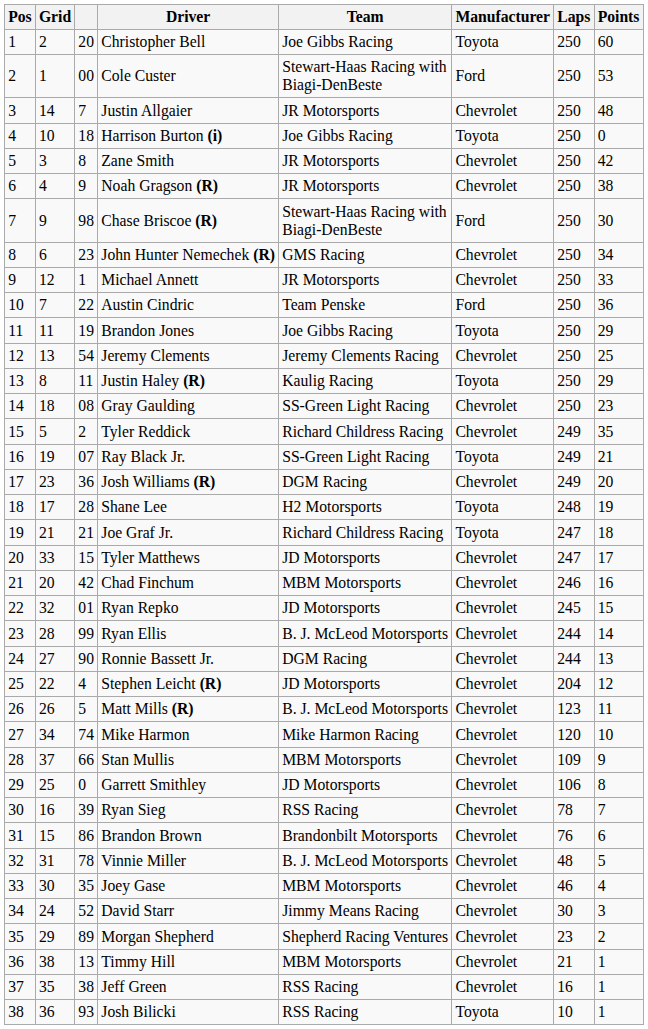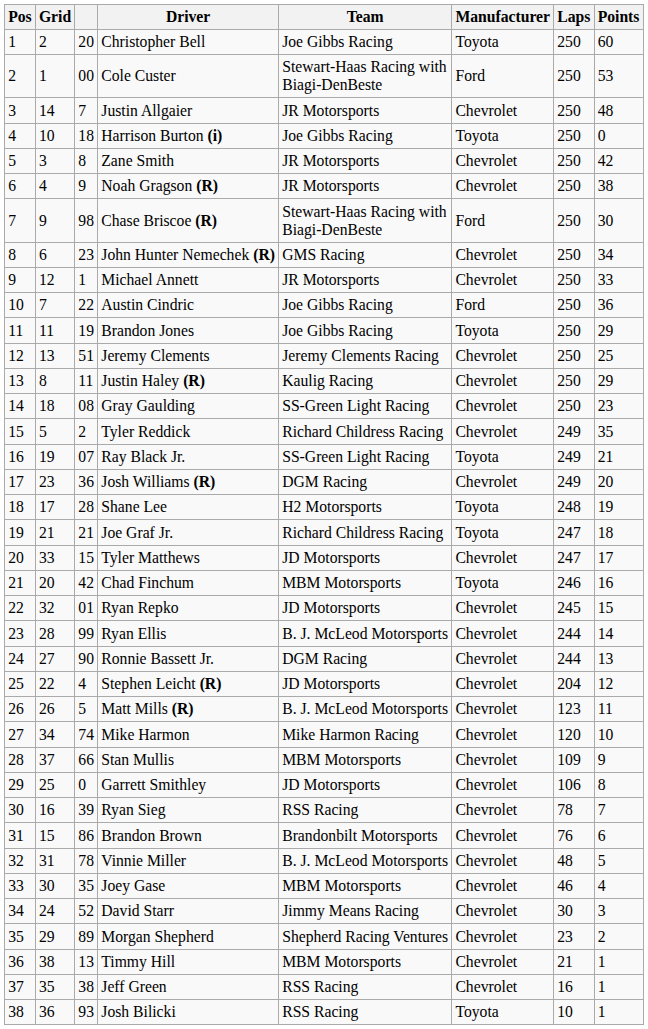(324, 305) Team Penske -> (337, 305) Joe Gibbs Racing
(86, 355) 54 -> (86, 355) 51
(477, 381) Toyota -> (486, 381) Chevrolet
(486, 583) Chevrolet -> (477, 583) Toyota
